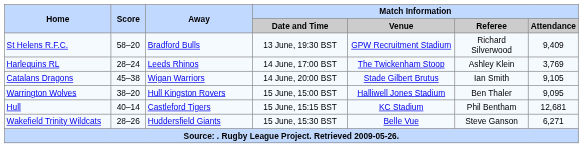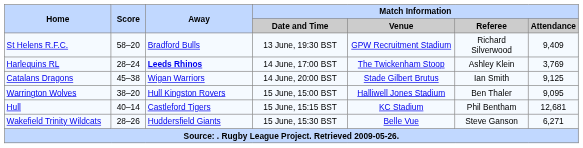(173, 64) normal -> (175, 64) bold
(553, 78) 9,105 -> (553, 78) 9,125
